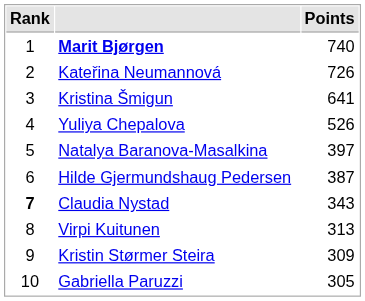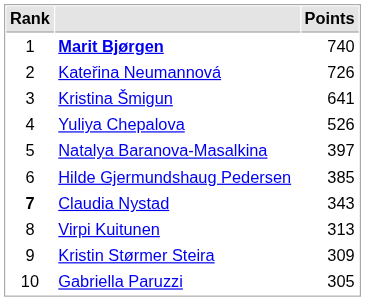(341, 177) 387 -> (341, 177) 385
